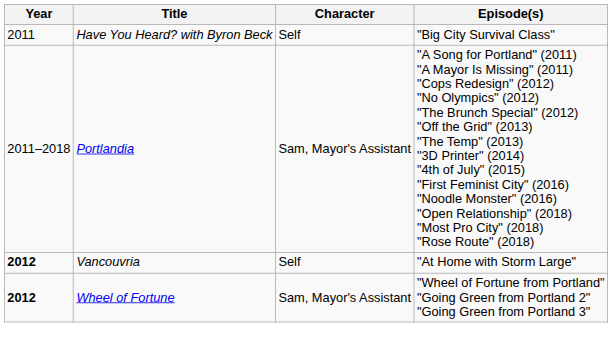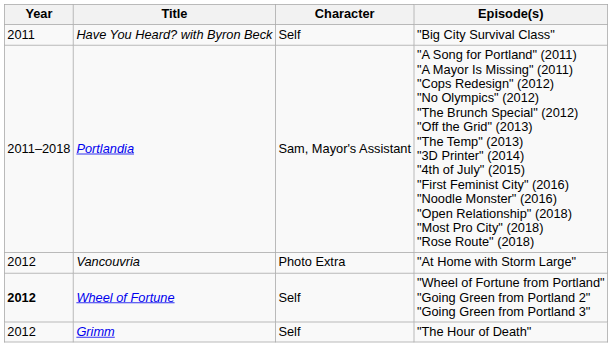(22, 262) bold -> (22, 262) normal
(289, 262) Self -> (312, 262) Photo Extra
(345, 297) Sam, Mayor's Assistant -> (289, 297) Self
+ row: (96, 332)
